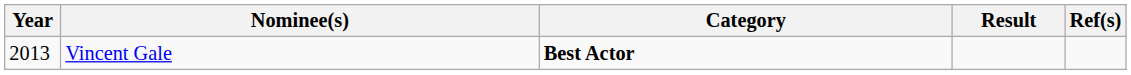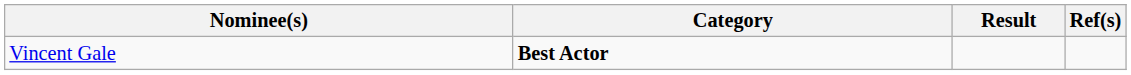- column: (33, 20)
